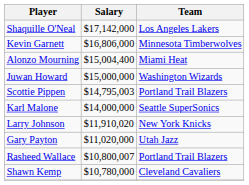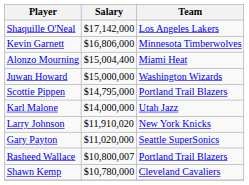(109, 92) $14,795,003 -> (109, 92) $14,795,000
(179, 108) Seattle SuperSonics -> (159, 108) Utah Jazz
(159, 140) Utah Jazz -> (179, 140) Seattle SuperSonics
